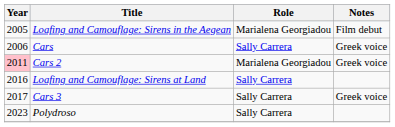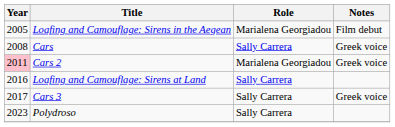(17, 46) 2006 -> (17, 46) 2008
